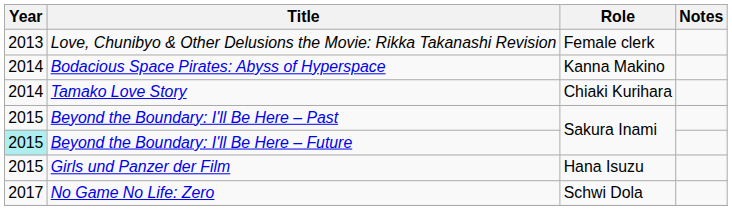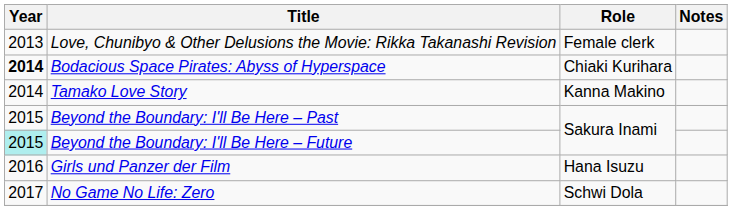(26, 67) normal -> (26, 67) bold
(614, 67) Kanna Makino -> (618, 67) Chiaki Kurihara
(618, 92) Chiaki Kurihara -> (614, 92) Kanna Makino
(26, 167) 2015 -> (26, 167) 2016
